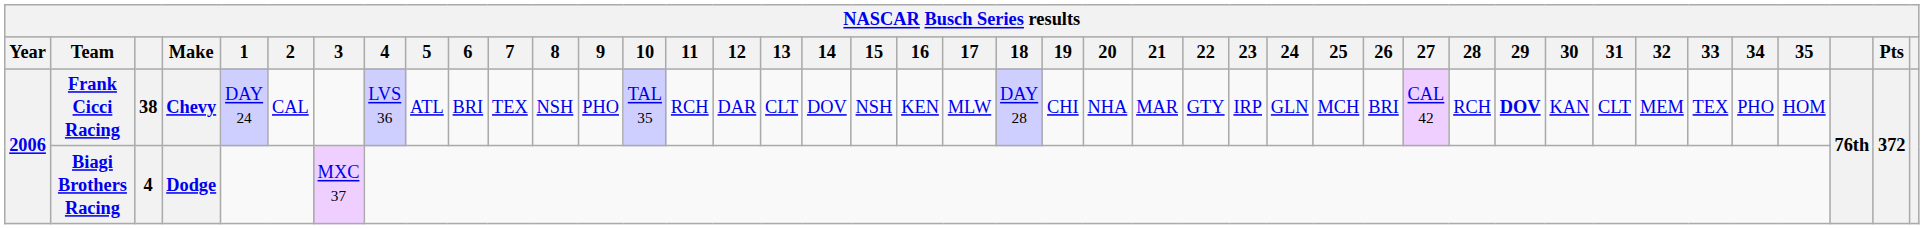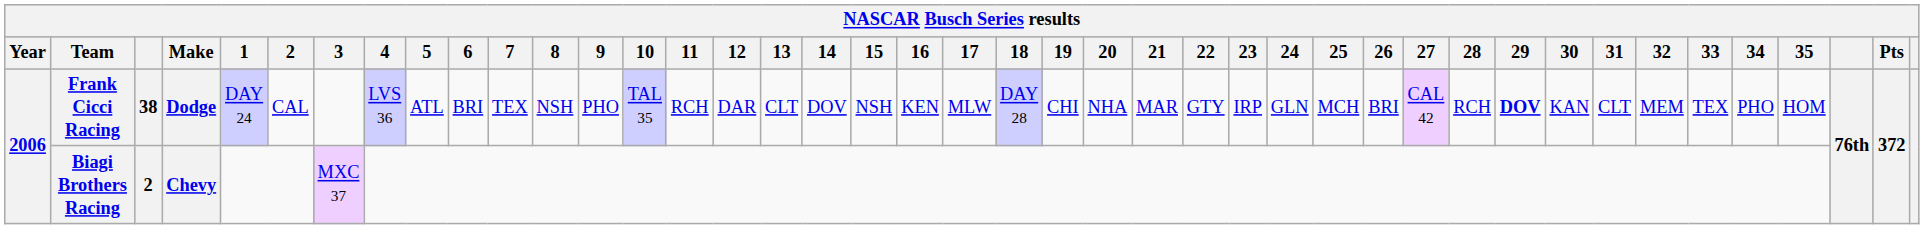(191, 106) Chevy -> (191, 106) Dodge
(148, 184) 4 -> (148, 184) 2
(191, 184) Dodge -> (191, 184) Chevy
